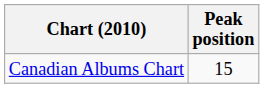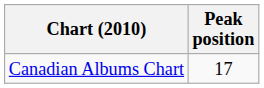(223, 68) 15 -> (223, 68) 17
